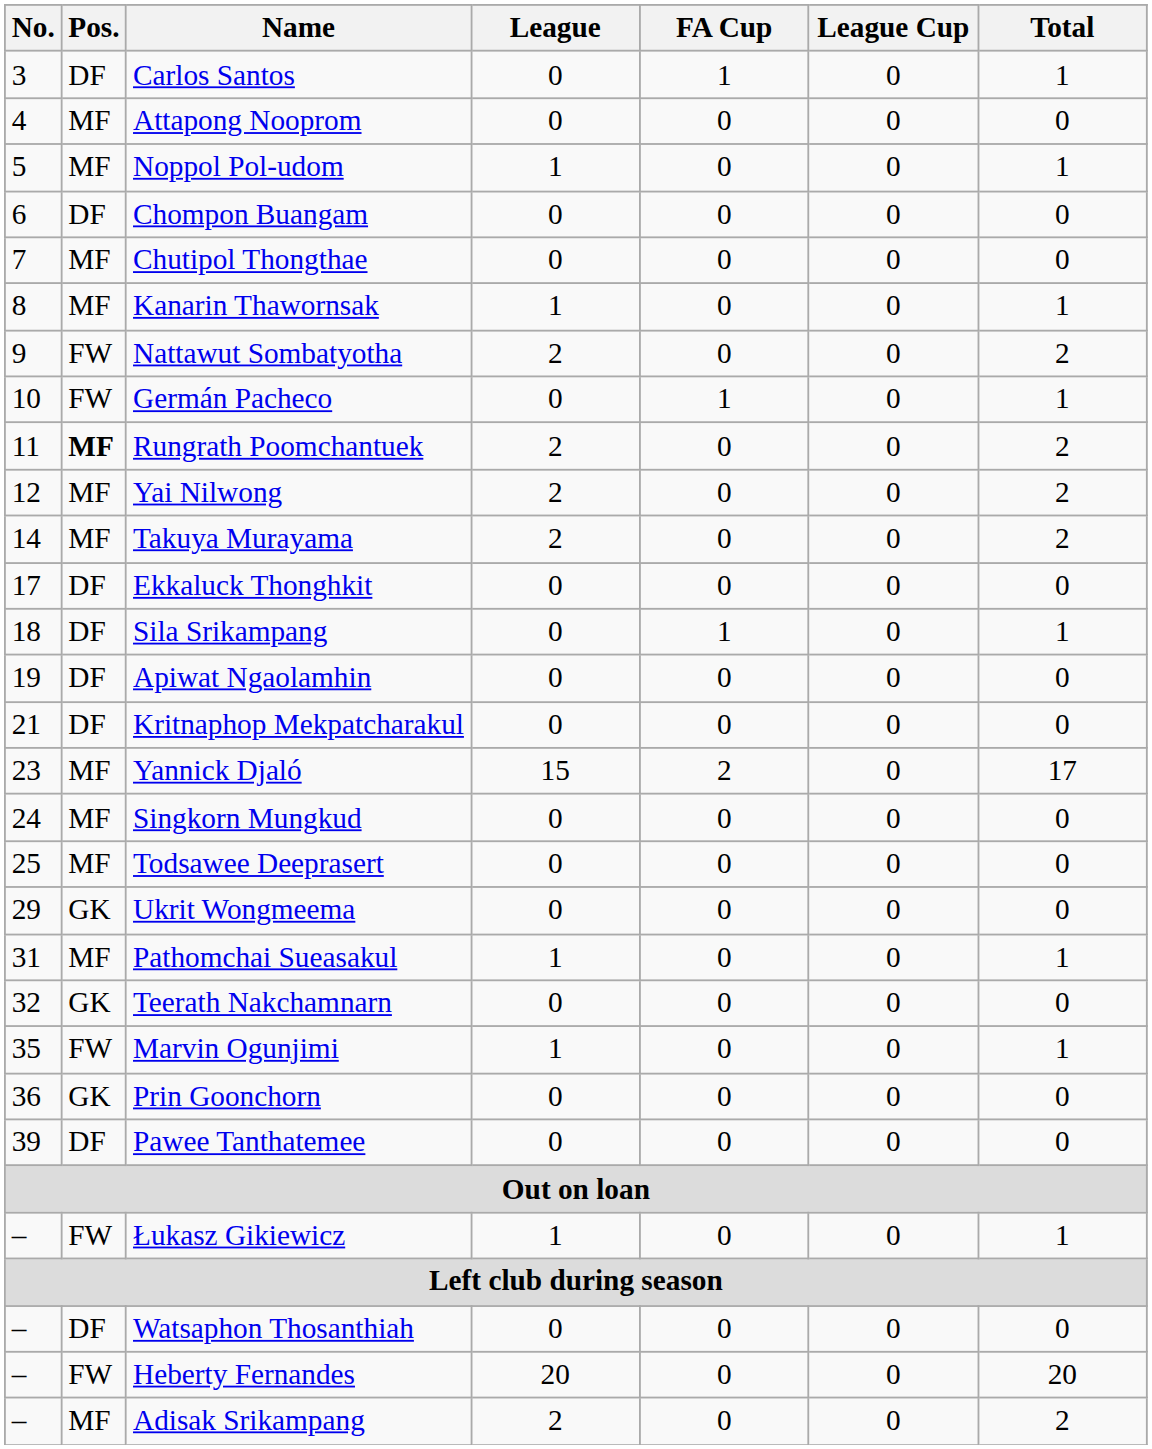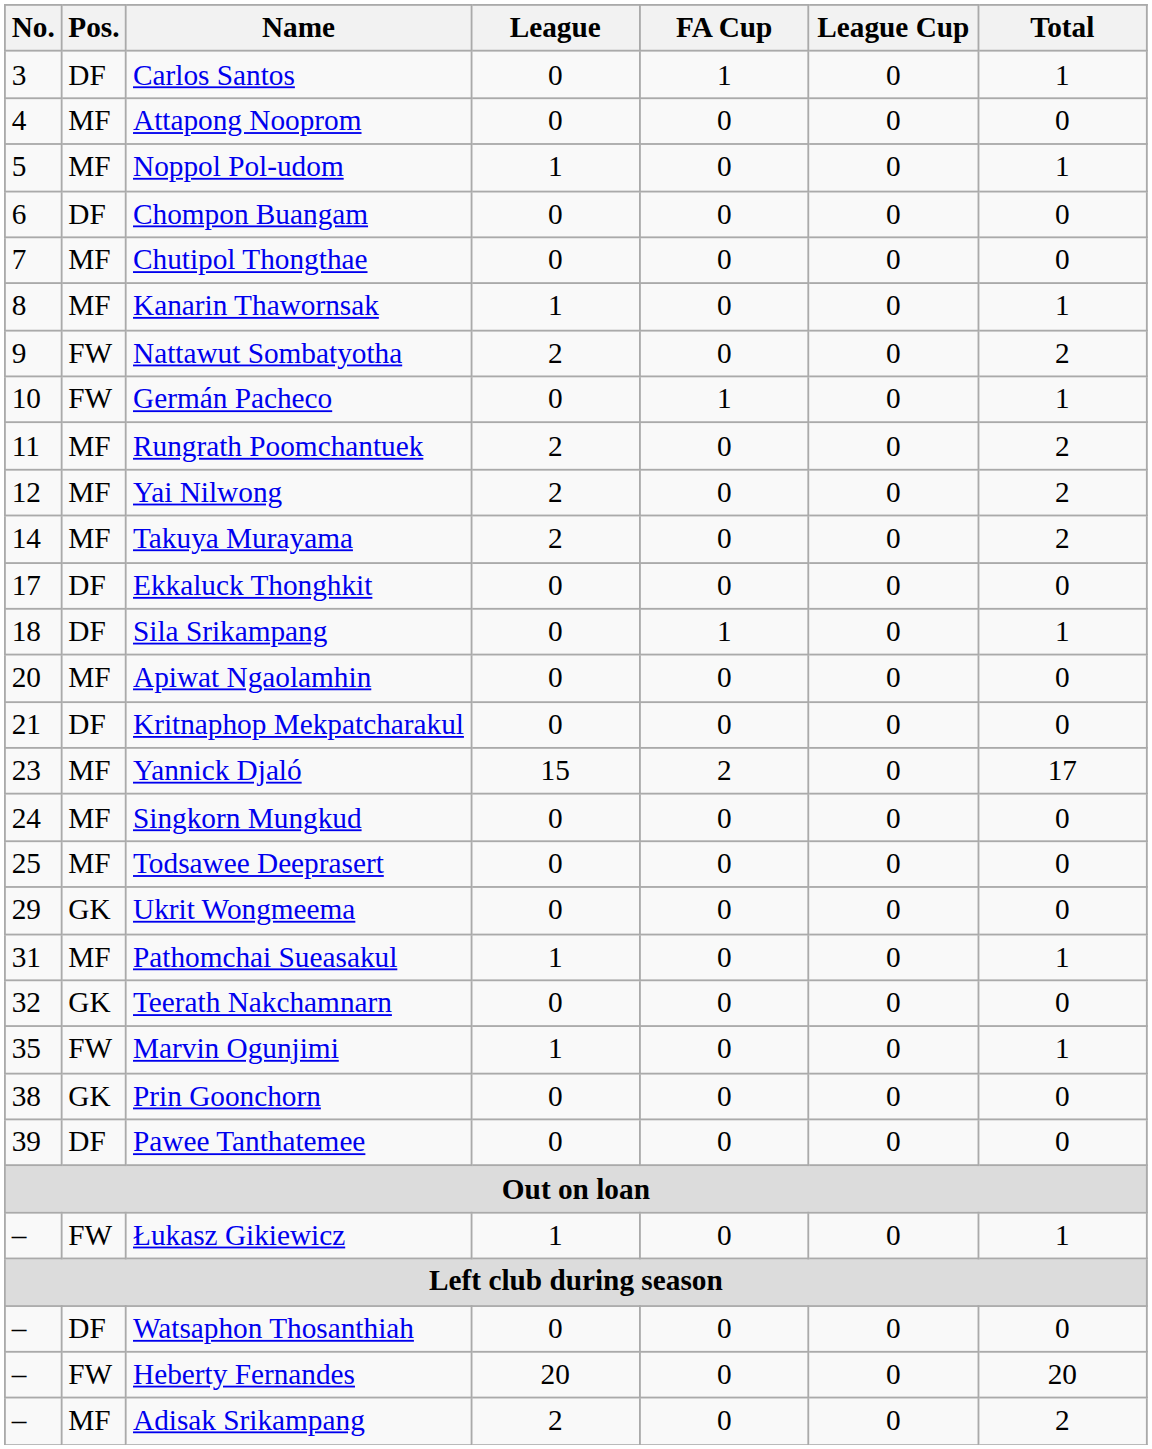(91, 445) bold -> (89, 445) normal
(26, 677) 19 -> (26, 677) 20
(87, 677) DF -> (89, 677) MF
(26, 1095) 36 -> (26, 1095) 38
